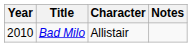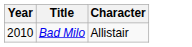- column: (168, 13)
